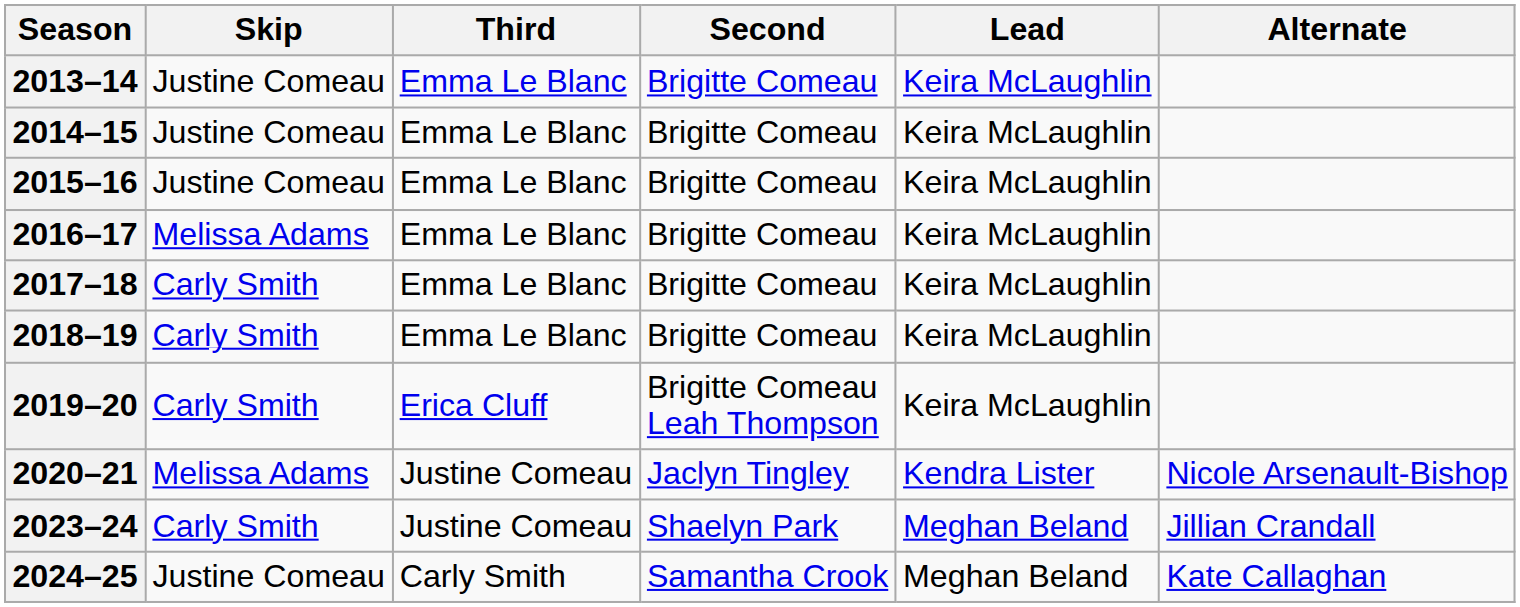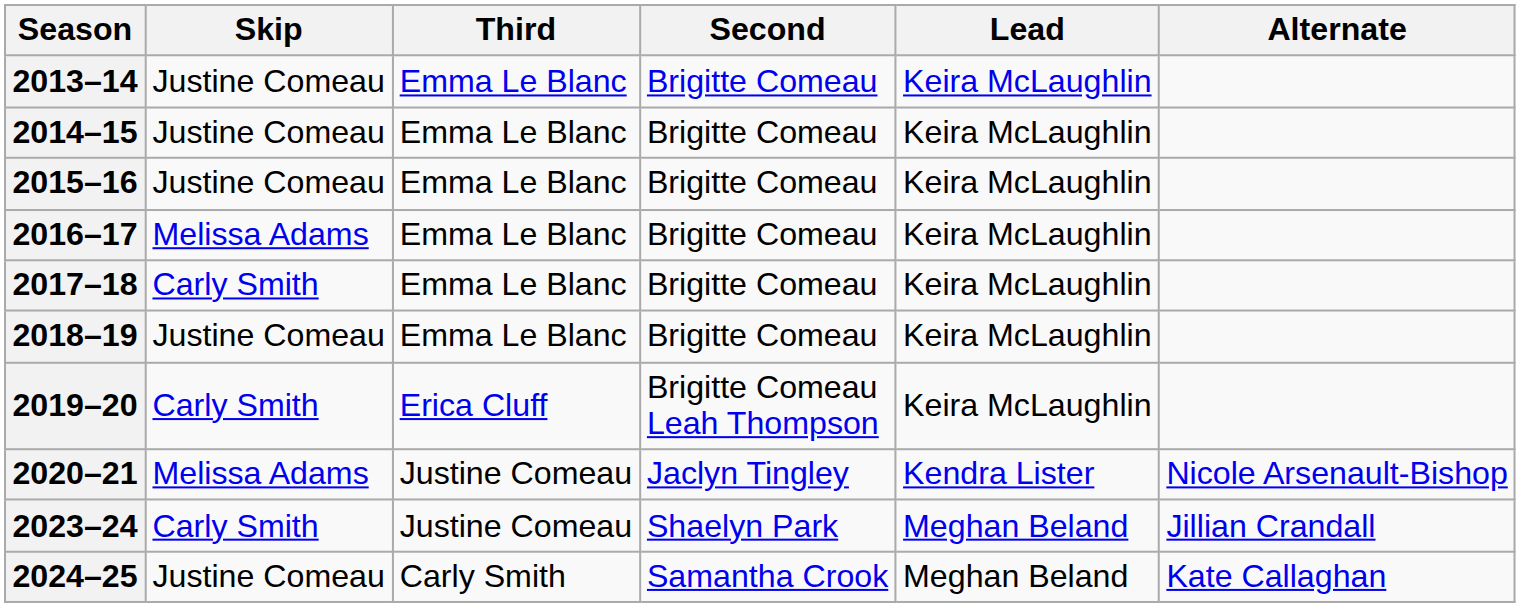(236, 336) Carly Smith -> (269, 336) Justine Comeau
